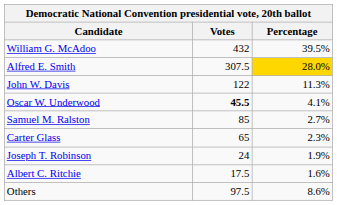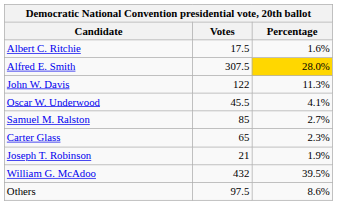rows swapped: (51, 49) <-> (44, 173)
(240, 102) bold -> (240, 102) normal
(244, 155) 24 -> (244, 155) 21
